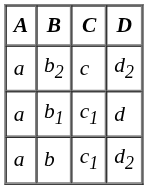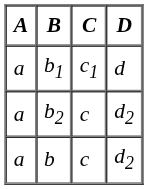rows swapped: (54, 114) <-> (54, 68)
(89, 159) c1 -> (85, 159) c
